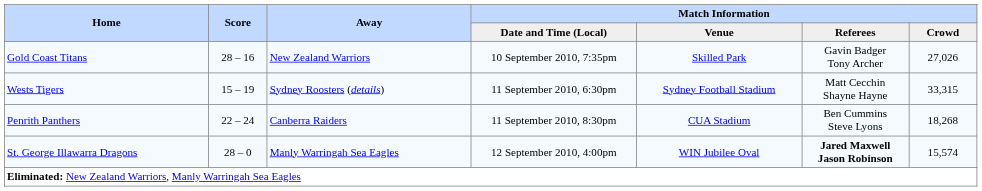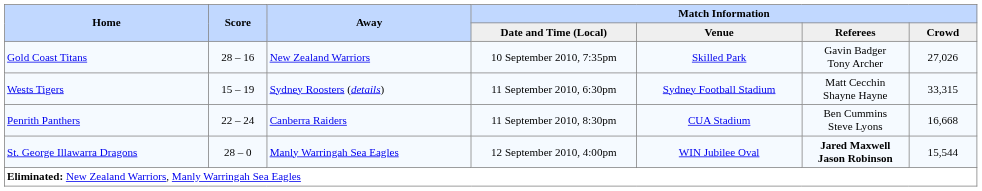(943, 120) 18,268 -> (943, 120) 16,668
(943, 151) 15,574 -> (943, 151) 15,544
